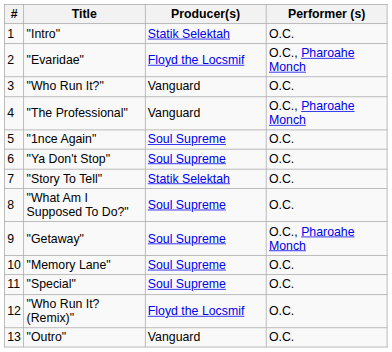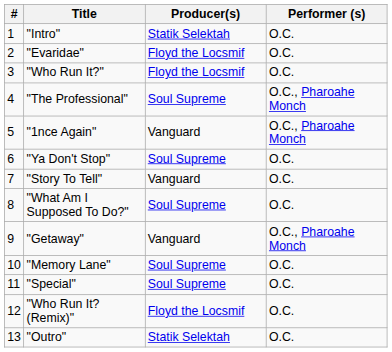(312, 60) O.C., Pharoahe Monch -> (282, 53) O.C.
(174, 86) Vanguard -> (196, 72) Floyd the Locsmif
(174, 113) Vanguard -> (187, 99) Soul Supreme
(187, 139) Soul Supreme -> (174, 132) Vanguard
(282, 139) O.C. -> (312, 132) O.C., Pharoahe Monch
(189, 178) Statik Selektah -> (174, 178) Vanguard
(187, 238) Soul Supreme -> (174, 238) Vanguard
(174, 337) Vanguard -> (189, 337) Statik Selektah
